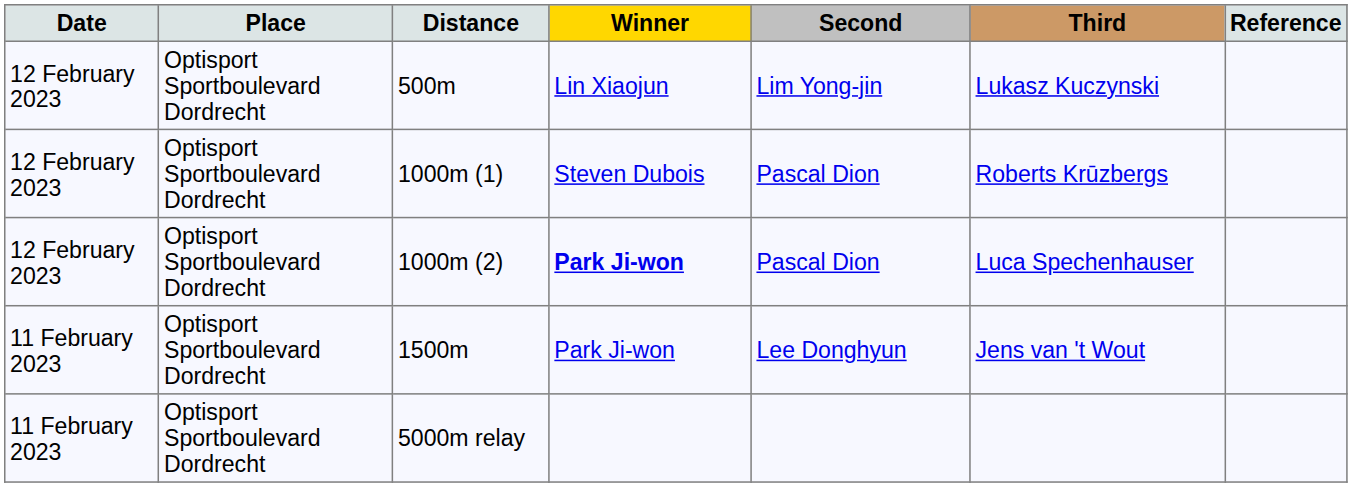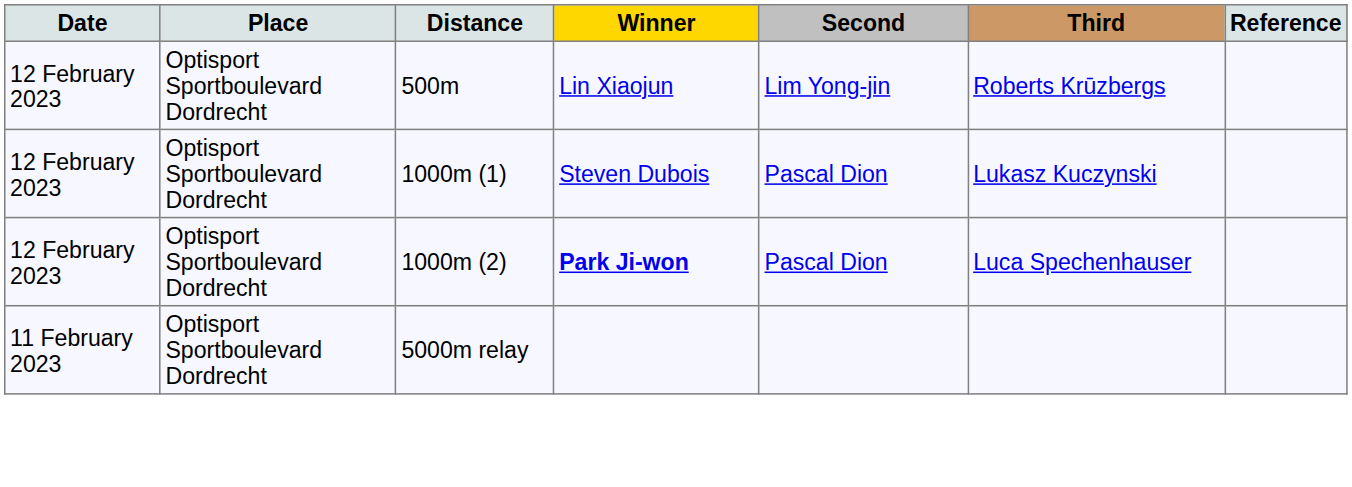(1067, 85) Lukasz Kuczynski -> (1069, 85) Roberts Krūzbergs
(1072, 173) Roberts Krūzbergs -> (1065, 173) Lukasz Kuczynski
- row: (433, 350)
